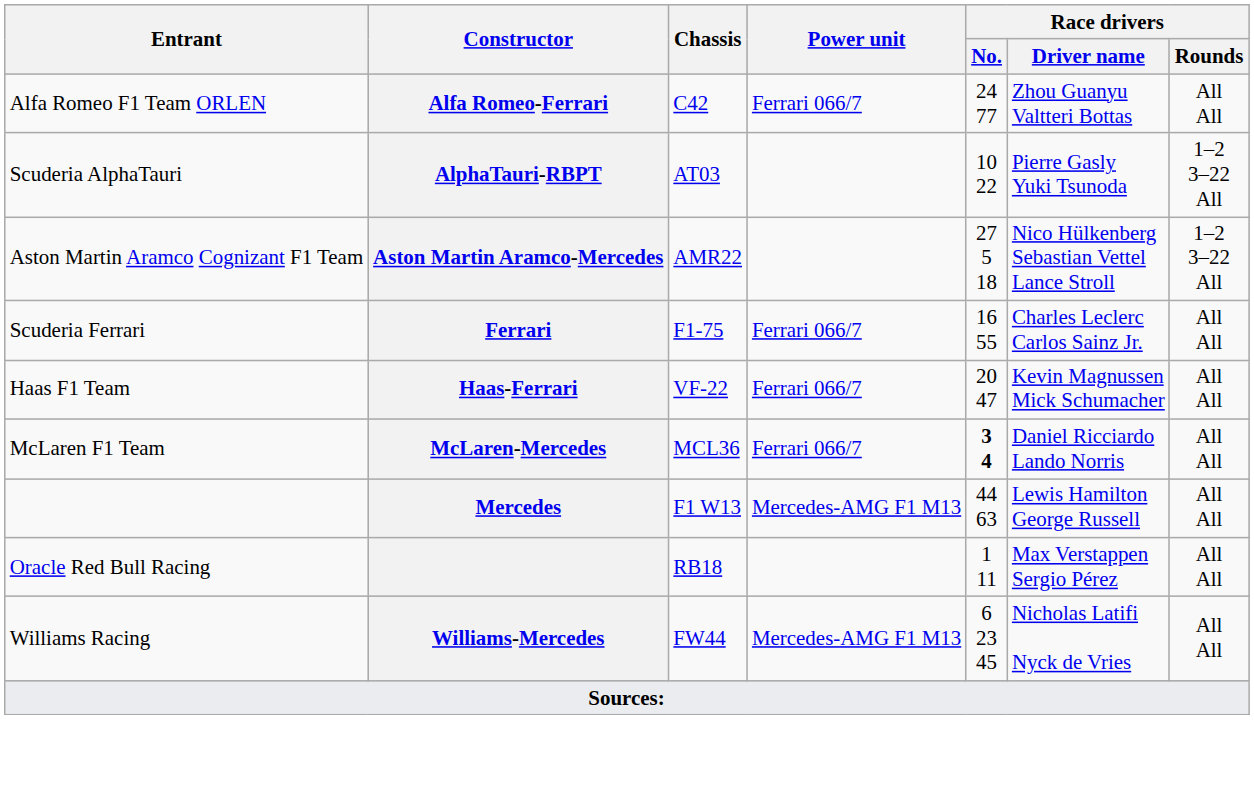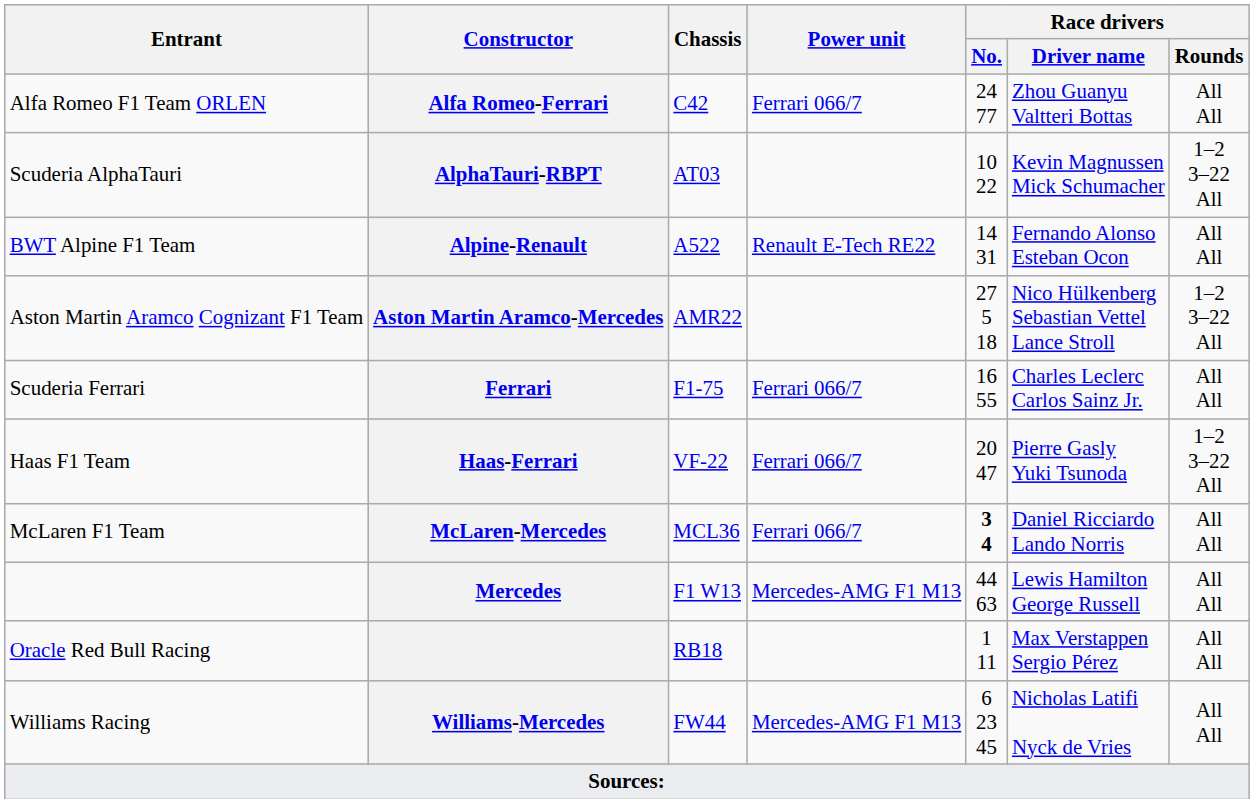(1069, 174) Pierre Gasly Yuki Tsunoda -> (1088, 174) Kevin Magnussen Mick Schumacher
+ row: (518, 245)
(1088, 388) Kevin Magnussen Mick Schumacher -> (1069, 460) Pierre Gasly Yuki Tsunoda
(1209, 388) All All -> (1209, 460) 1–2 3–22 All
